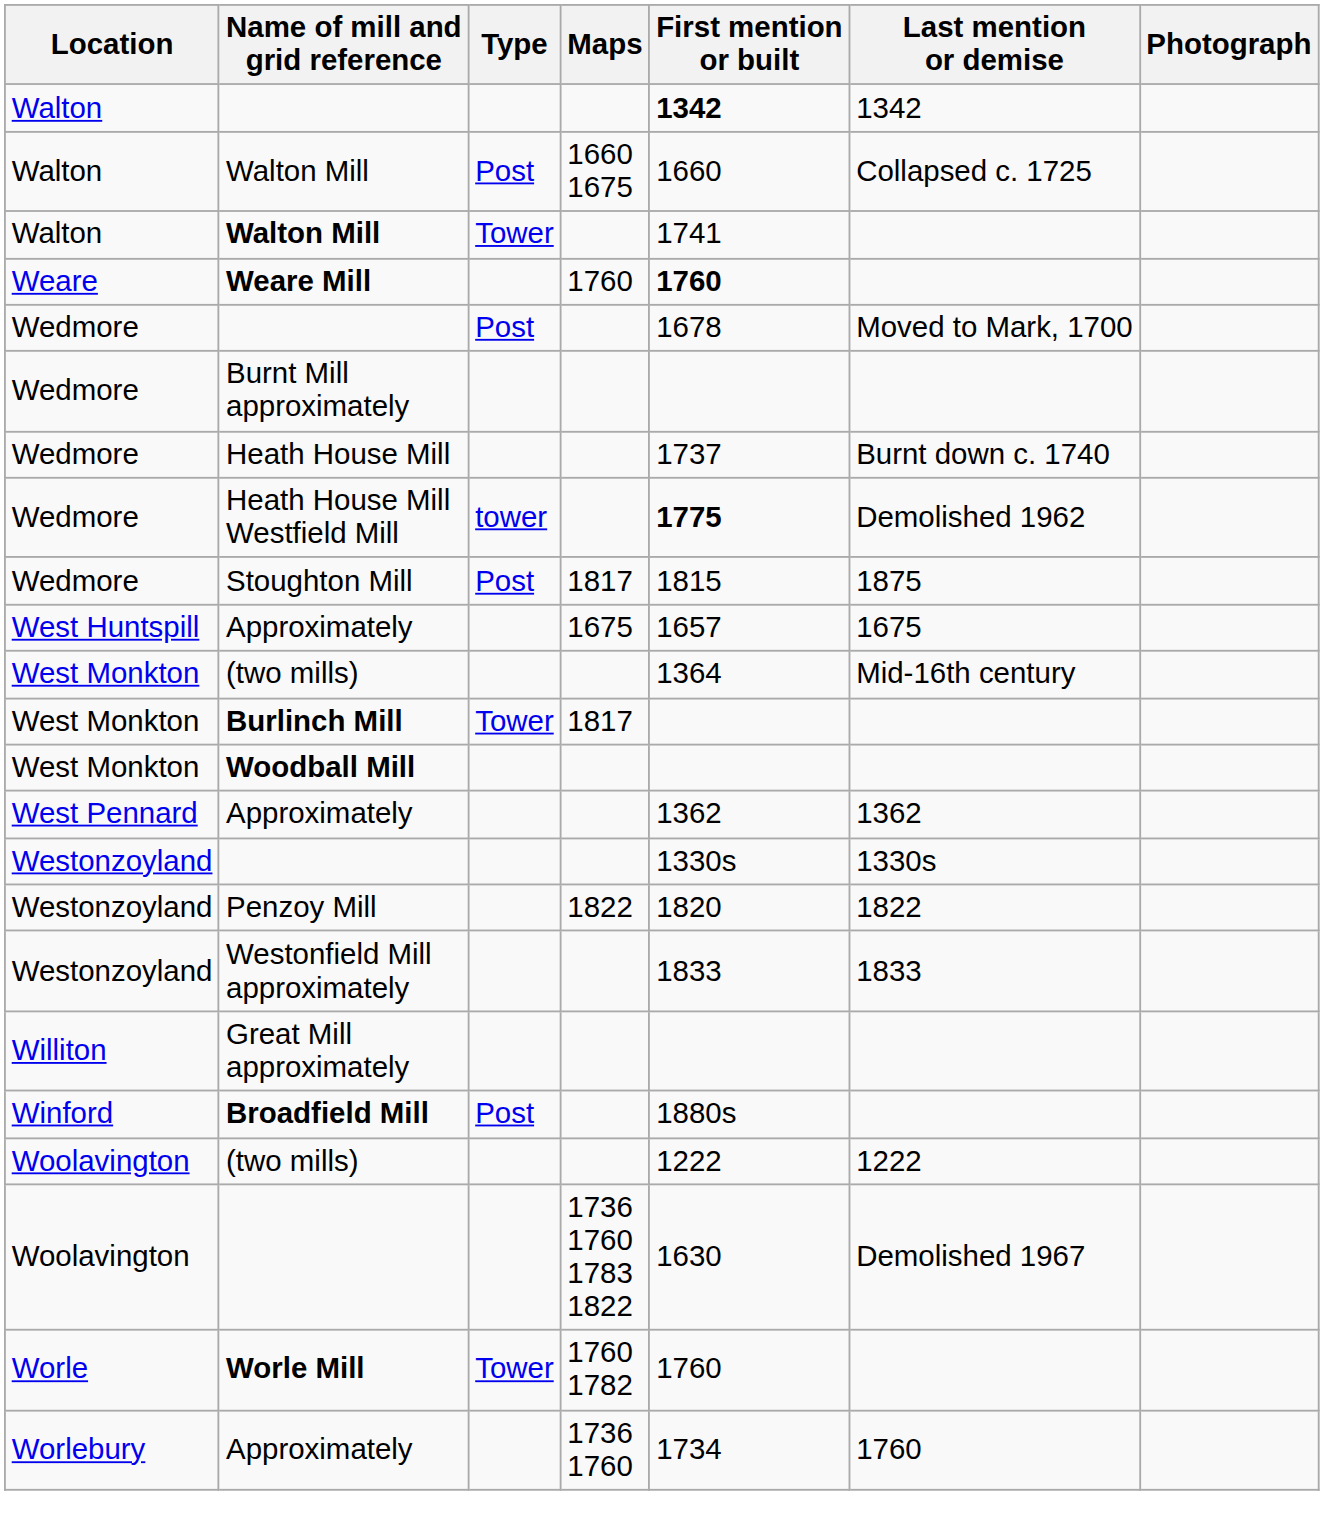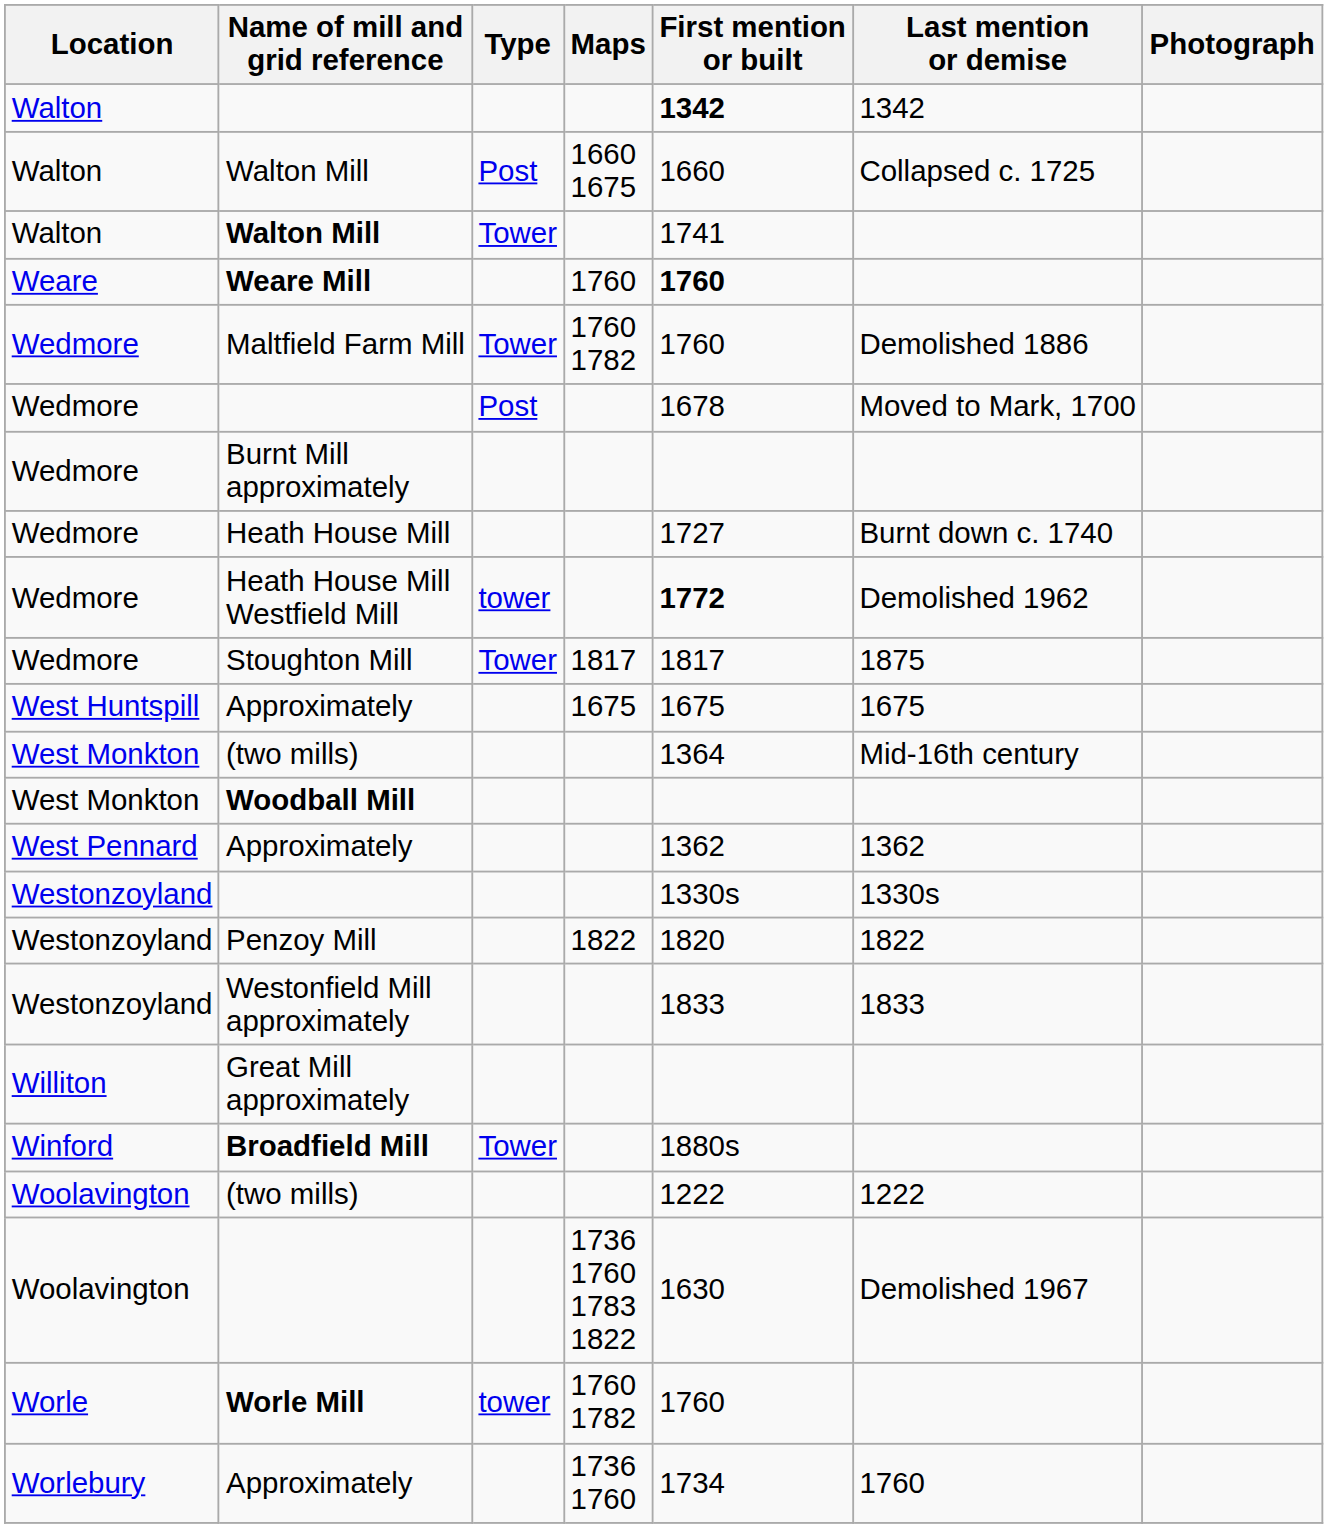+ row: (75, 344)
(689, 454) 1737 -> (692, 533) 1727
(689, 517) 1775 -> (692, 597) 1772
(505, 580) Post -> (518, 660) Tower
(689, 580) 1815 -> (692, 660) 1817
(689, 627) 1657 -> (692, 707) 1675
- row: (106, 720)
(505, 1113) Post -> (518, 1146) Tower
(514, 1369) Tower -> (514, 1402) tower
